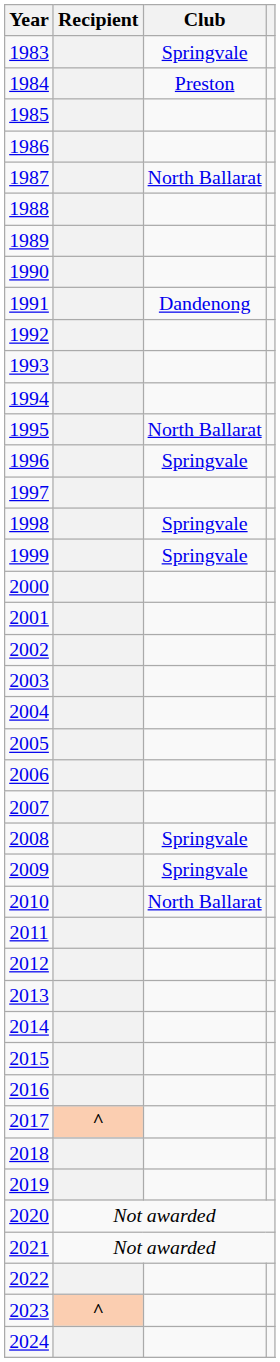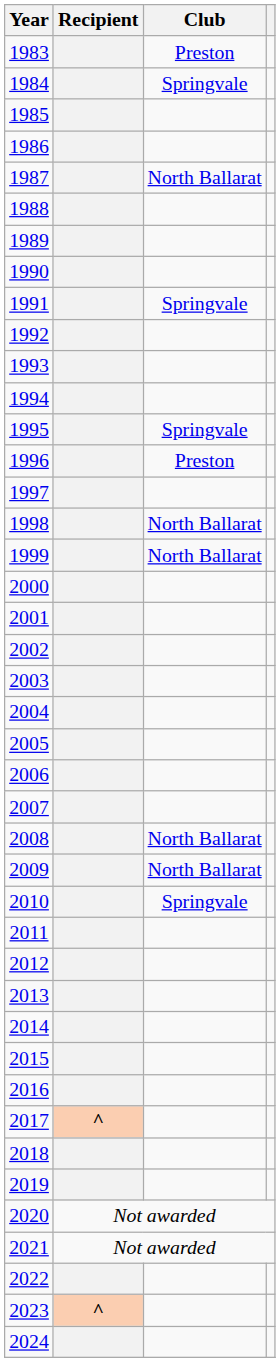(205, 51) Springvale -> (205, 51) Preston
(205, 83) Preston -> (205, 83) Springvale
(205, 303) Dandenong -> (205, 303) Springvale
(205, 429) North Ballarat -> (205, 429) Springvale
(205, 460) Springvale -> (205, 460) Preston
(205, 523) Springvale -> (205, 523) North Ballarat
(205, 555) Springvale -> (205, 555) North Ballarat
(205, 838) Springvale -> (205, 838) North Ballarat
(205, 869) Springvale -> (205, 869) North Ballarat
(205, 901) North Ballarat -> (205, 901) Springvale
